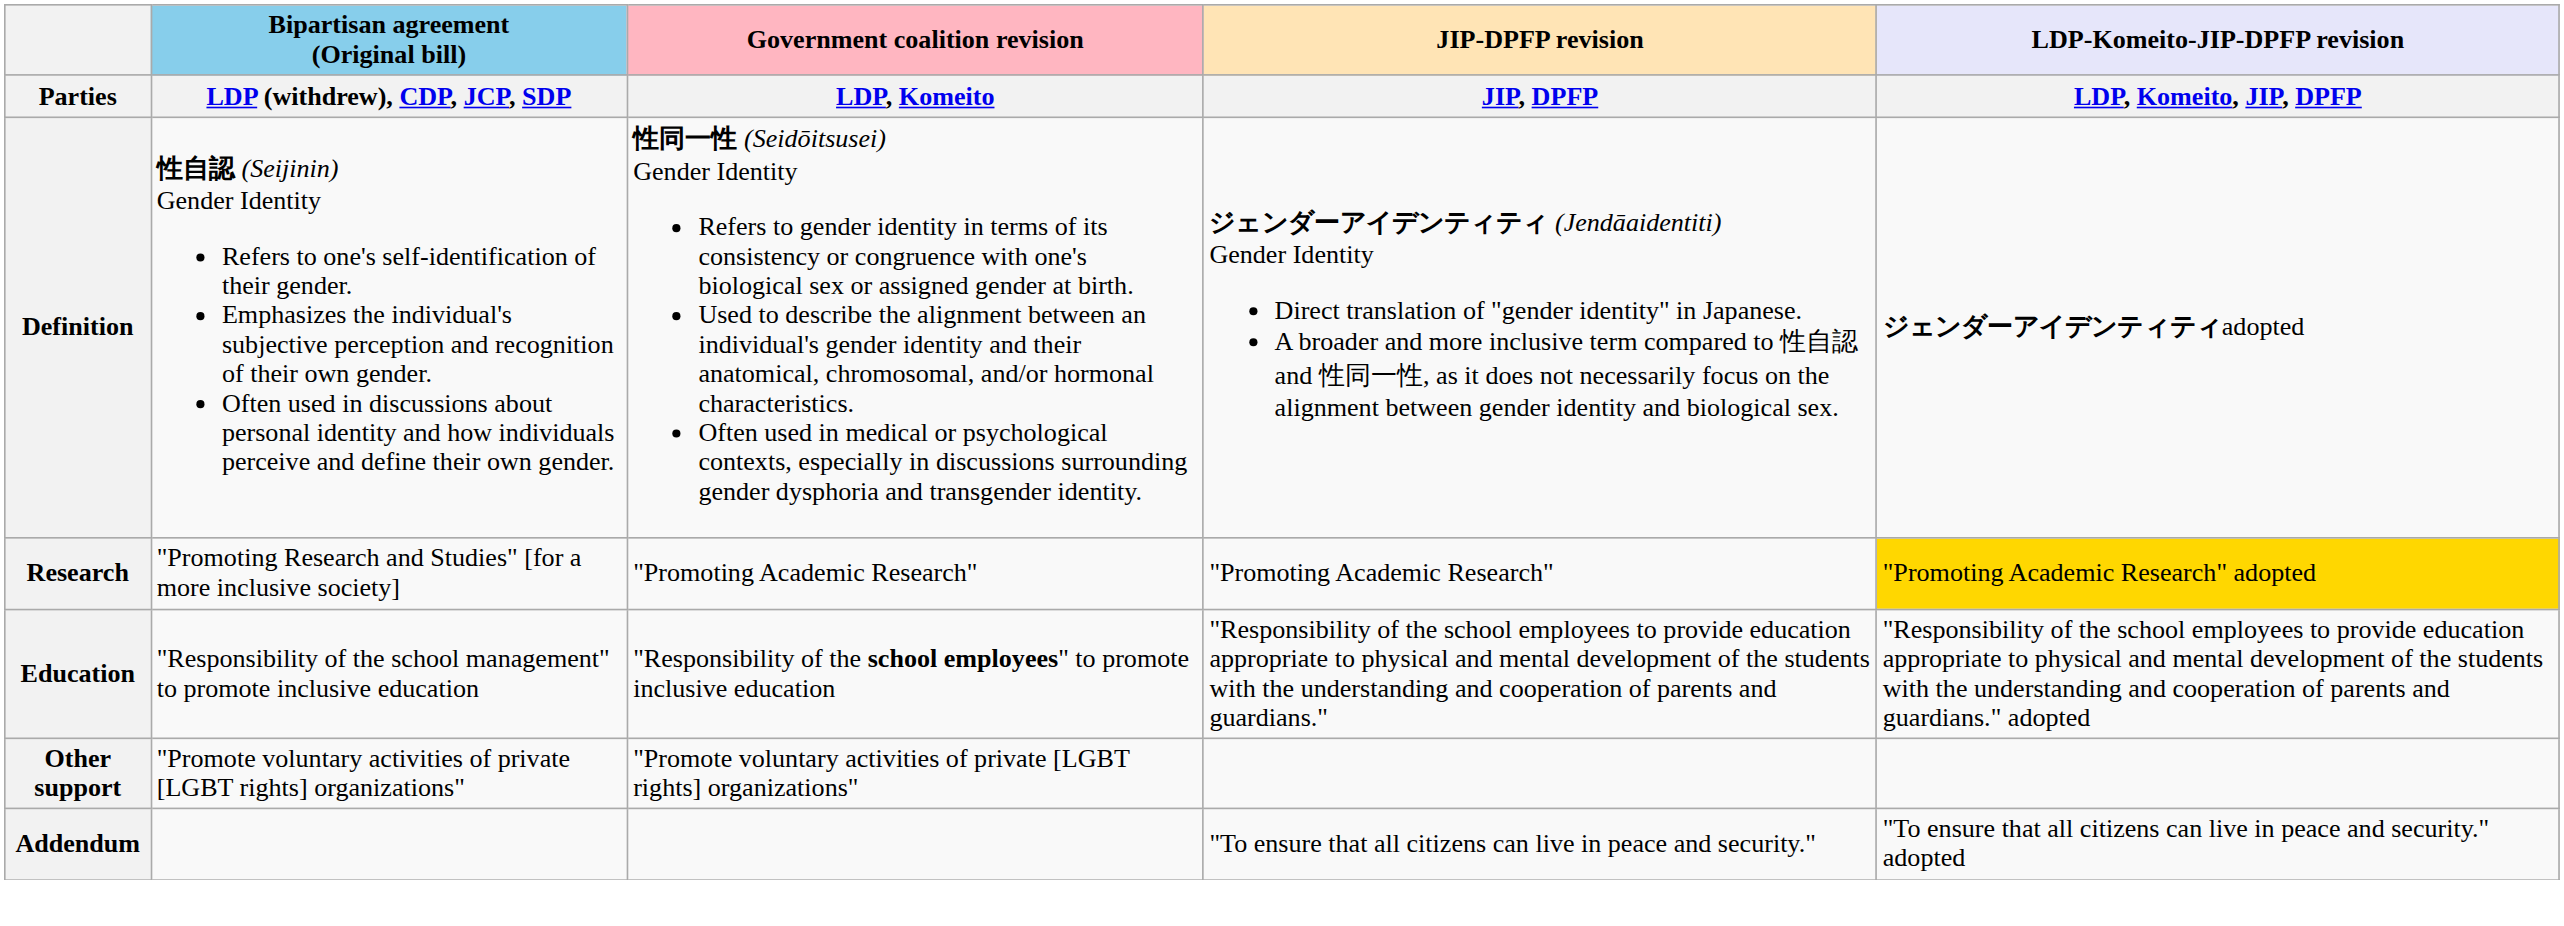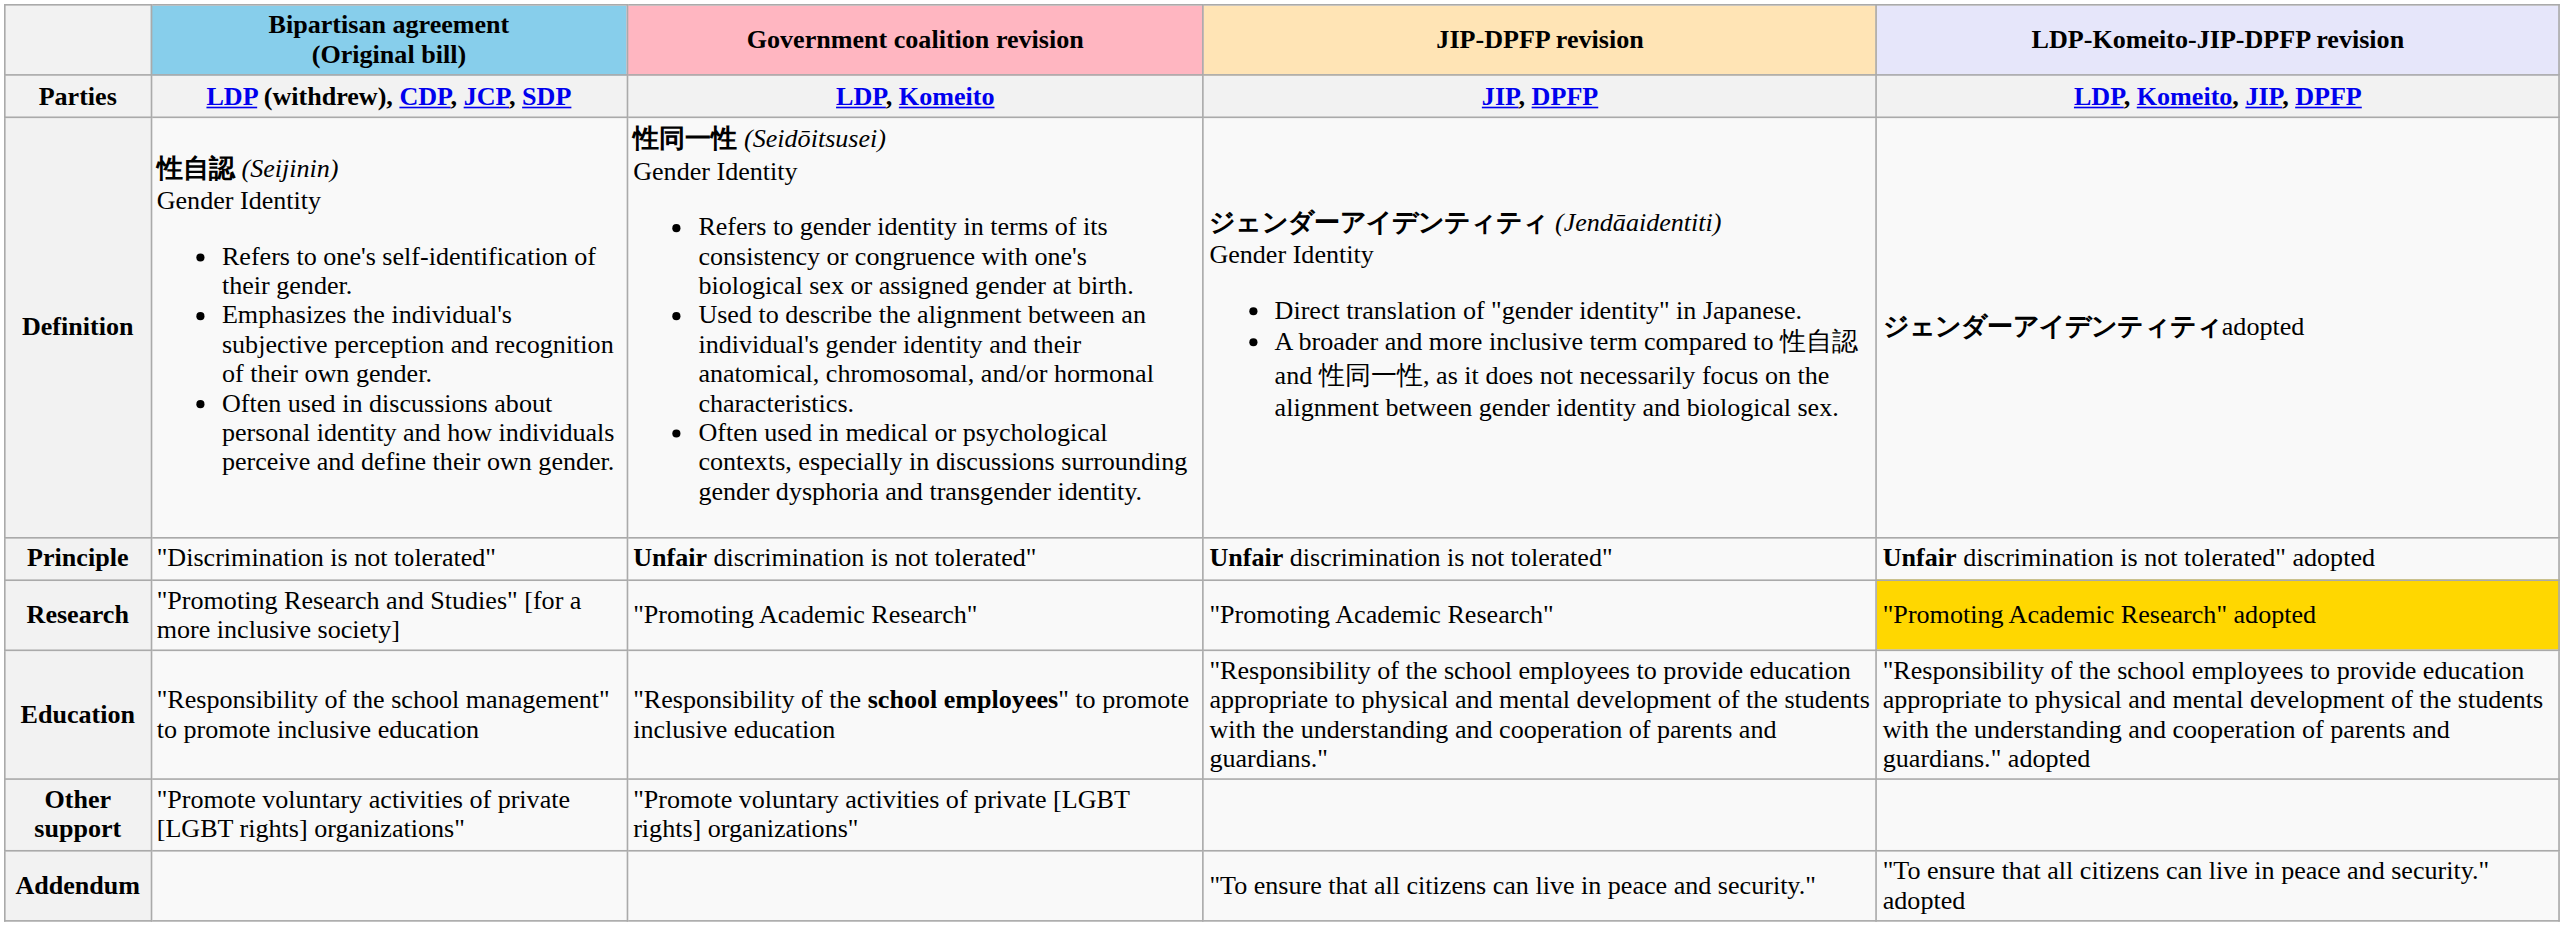+ row: (78, 558)
